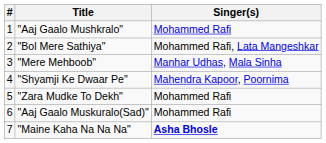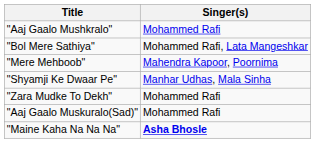- column: (10, 12)
(218, 63) Manhar Udhas, Mala Sinha -> (210, 63) Mahendra Kapoor, Poornima
(221, 79) Mahendra Kapoor, Poornima -> (207, 79) Manhar Udhas, Mala Sinha
